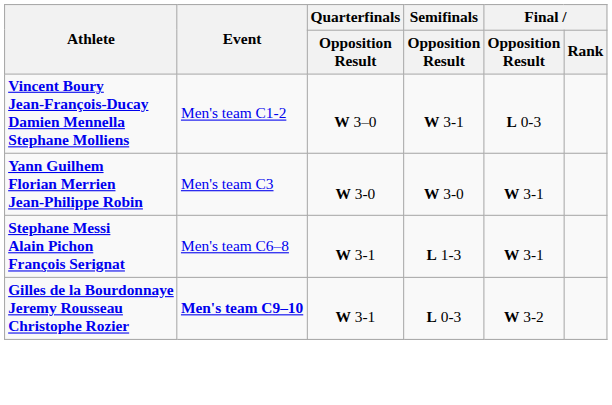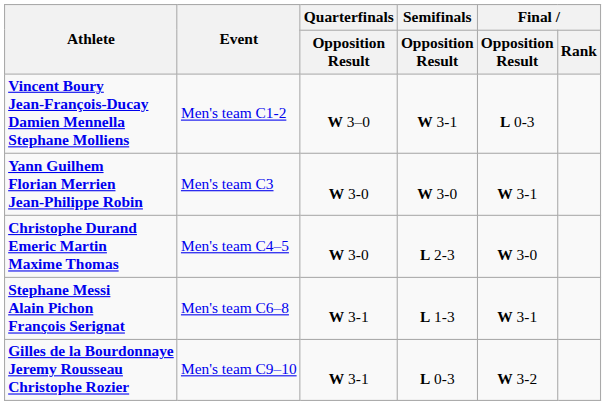+ row: (73, 246)
(242, 308) bold -> (239, 370) normal
